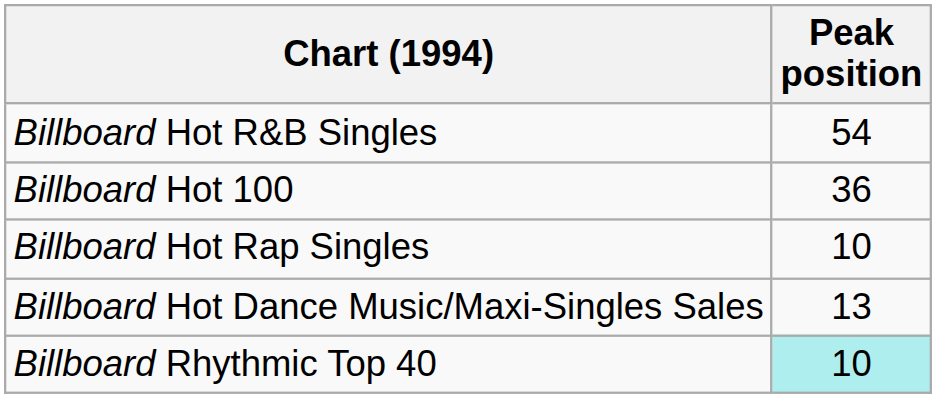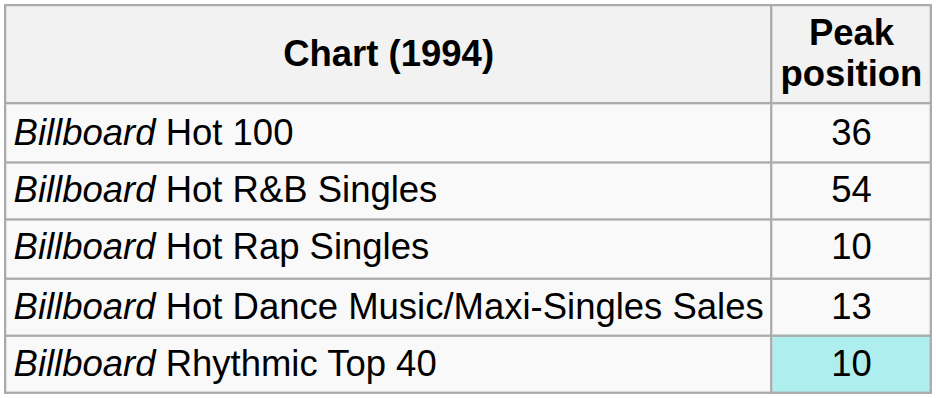rows swapped: (153, 190) <-> (225, 132)
